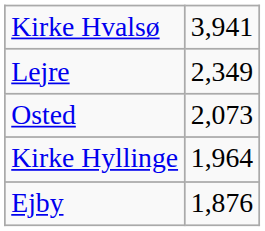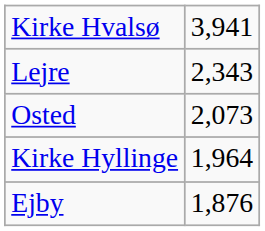(222, 71) 2,349 -> (222, 71) 2,343
